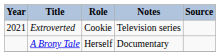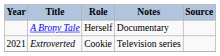rows swapped: (55, 44) <-> (53, 28)
